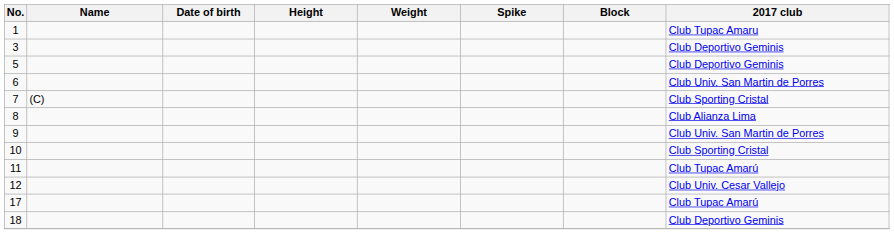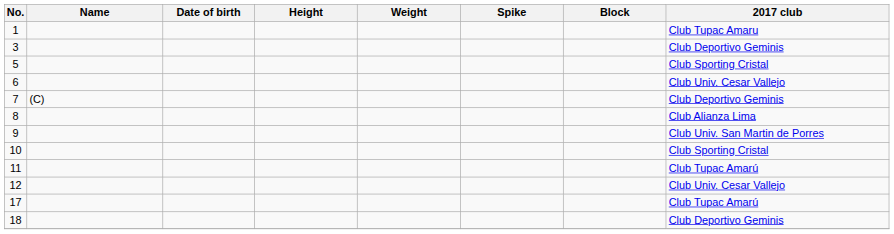(726, 64) Club Deportivo Geminis -> (719, 64) Club Sporting Cristal
(746, 82) Club Univ. San Martin de Porres -> (727, 82) Club Univ. Cesar Vallejo
(719, 99) Club Sporting Cristal -> (726, 99) Club Deportivo Geminis
